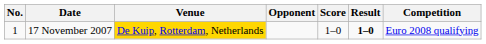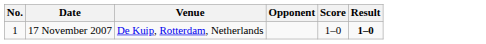- column: (432, 13)
(190, 30) gold background -> (190, 30) no background
